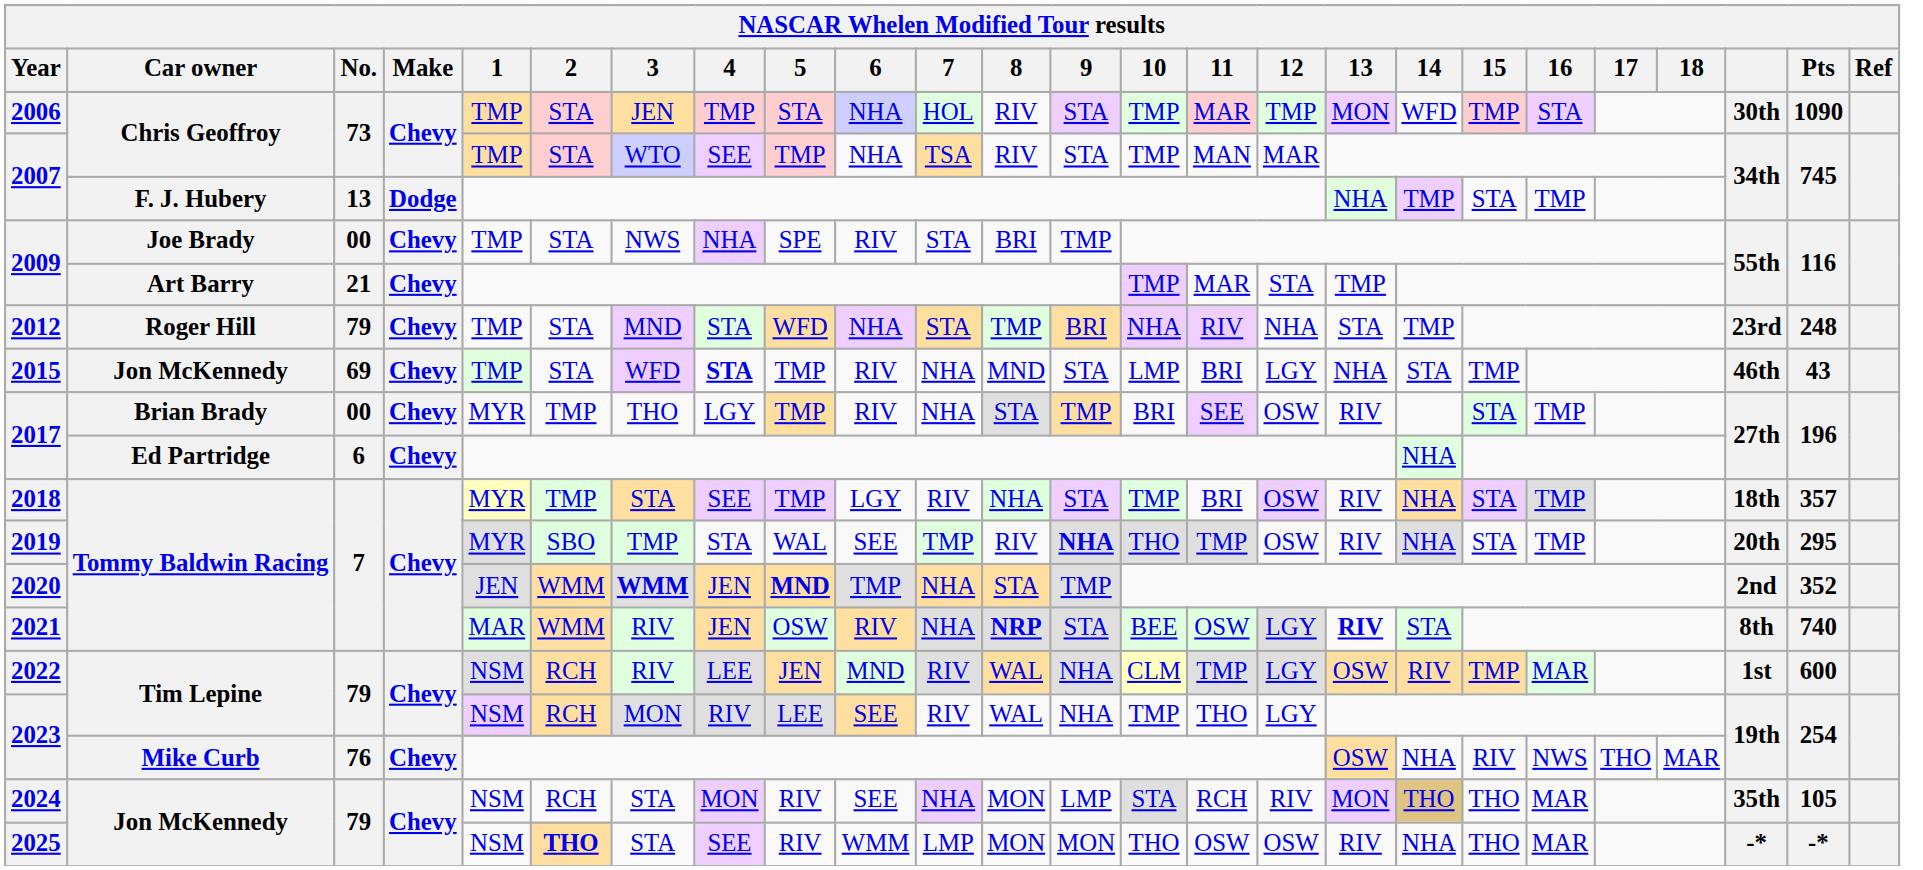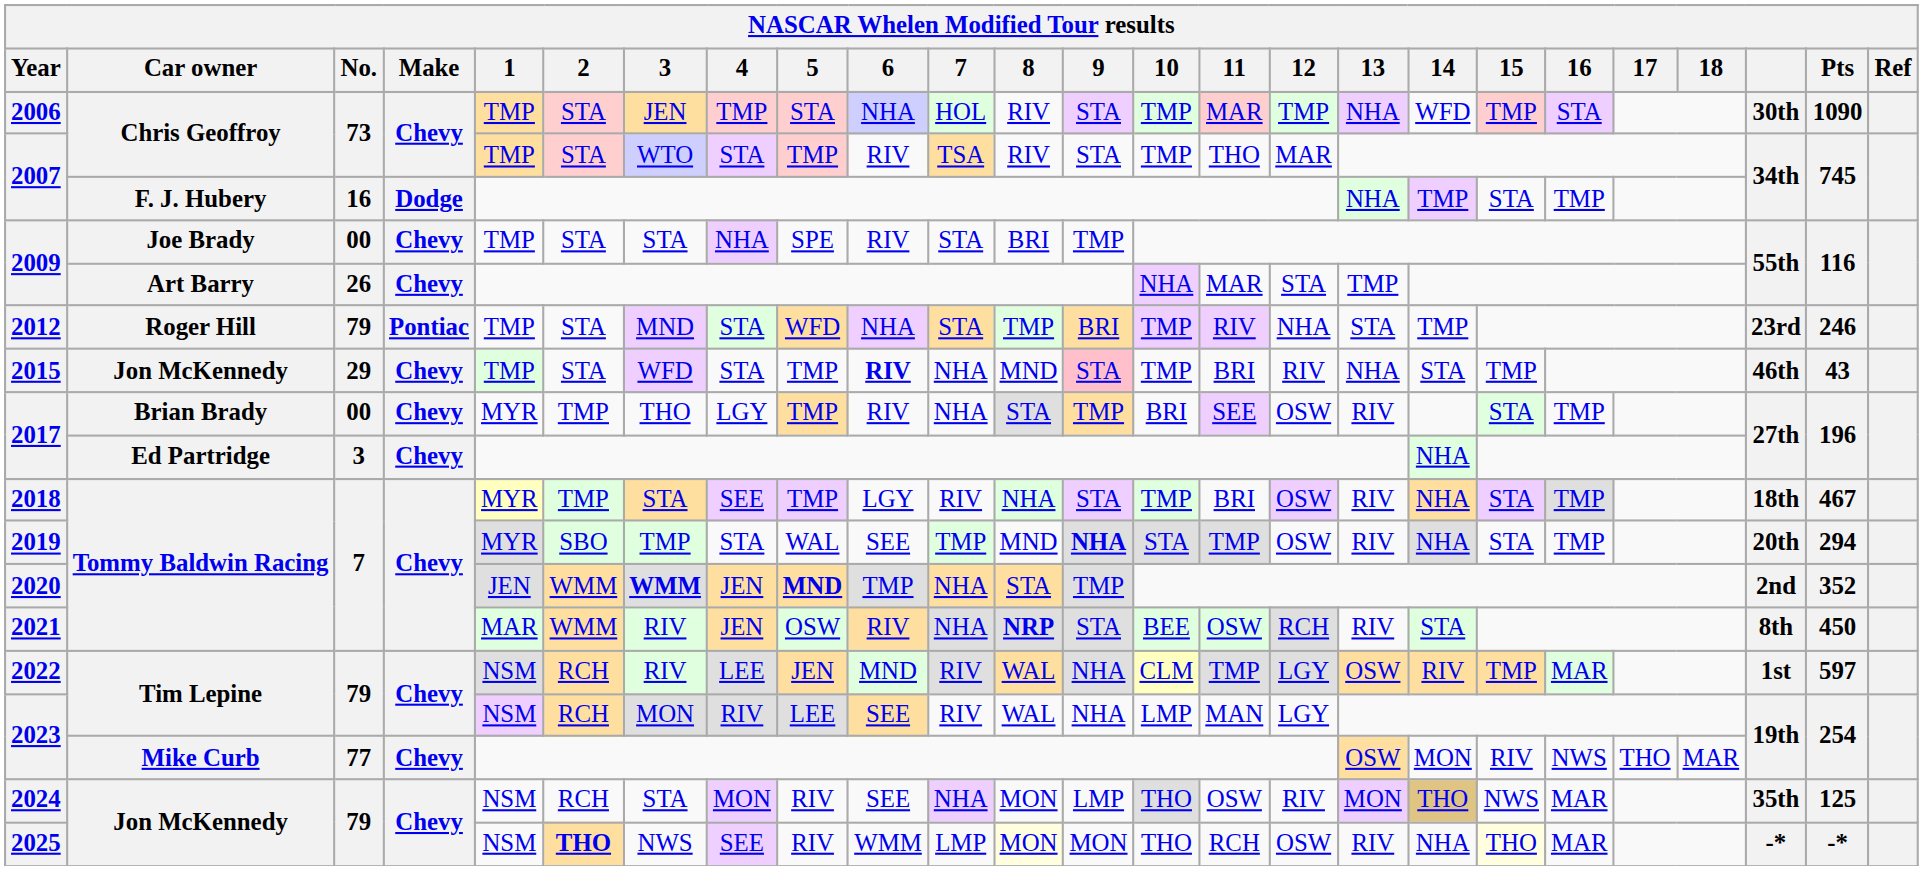(1360, 112) MON -> (1373, 112) NHA
(729, 155) SEE -> (742, 155) STA
(876, 155) NHA -> (888, 155) RIV
(1222, 155) MAN -> (1234, 155) THO
(359, 198) 13 -> (359, 198) 16
(653, 241) NWS -> (665, 241) STA
(359, 284) 21 -> (359, 284) 26
(1154, 284) TMP -> (1166, 284) NHA
(423, 327) Chevy -> (429, 327) Pontiac
(1154, 327) NHA -> (1166, 327) TMP
(1818, 327) 248 -> (1838, 327) 246
(359, 370) 69 -> (359, 370) 29
(729, 370) bold -> (742, 370) normal
(876, 370) normal -> (888, 370) bold
(1086, 370) no background -> (1099, 370) pink background
(1154, 370) LMP -> (1166, 370) TMP
(1291, 370) LGY -> (1304, 370) RIV
(359, 456) 6 -> (359, 456) 3
(1818, 499) 357 -> (1838, 499) 467
(1016, 542) RIV -> (1029, 542) MND
(1154, 542) THO -> (1166, 542) STA
(1818, 542) 295 -> (1838, 542) 294
(1291, 628) LGY -> (1304, 628) RCH
(1360, 628) bold -> (1373, 628) normal
(1818, 628) 740 -> (1838, 628) 450
(1818, 671) 600 -> (1838, 671) 597
(1154, 714) TMP -> (1166, 714) LMP
(1222, 714) THO -> (1234, 714) MAN
(359, 757) 76 -> (359, 757) 77
(1429, 757) NHA -> (1443, 757) MON
(1154, 800) STA -> (1166, 800) THO
(1222, 800) RCH -> (1234, 800) OSW
(1494, 800) THO -> (1511, 800) NWS
(1818, 800) 105 -> (1838, 800) 125
(653, 843) STA -> (665, 843) NWS
(1016, 843) no background -> (1029, 843) lightyellow background
(1222, 843) OSW -> (1234, 843) RCH
(1494, 843) no background -> (1511, 843) lightyellow background
